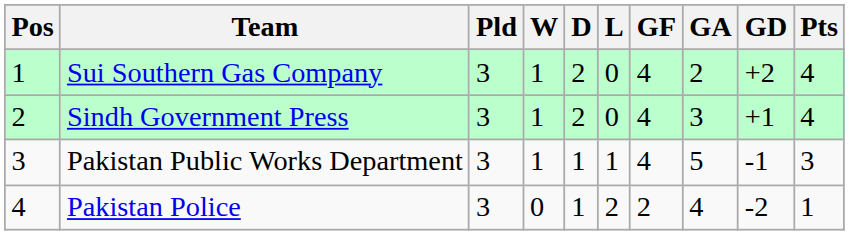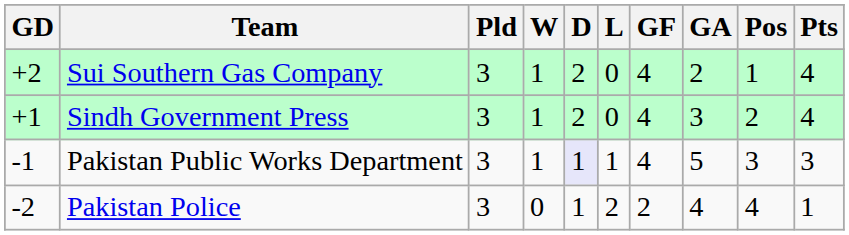columns swapped: (33, 26) <-> (766, 26)
(578, 161) no background -> (578, 161) lavender background
